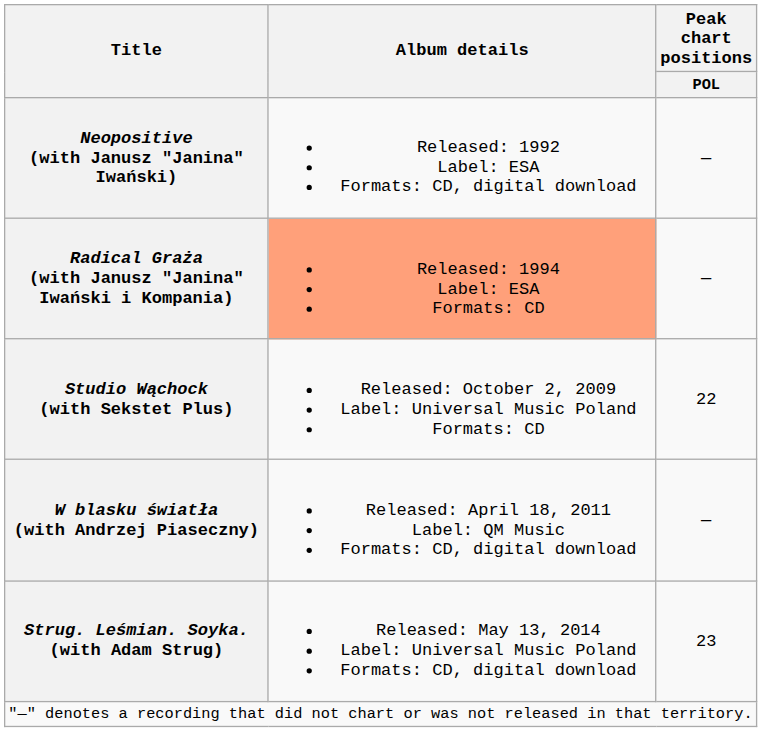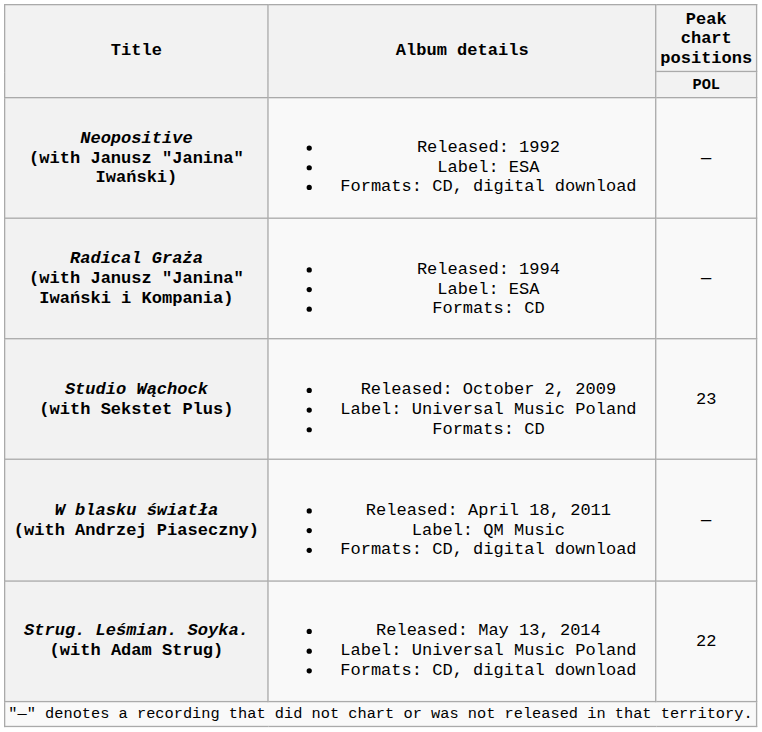(462, 288) lightsalmon background -> (462, 288) no background
(706, 399) 22 -> (706, 399) 23
(706, 641) 23 -> (706, 641) 22
